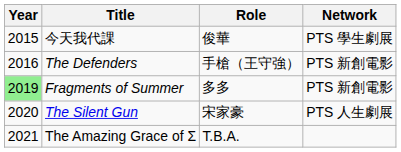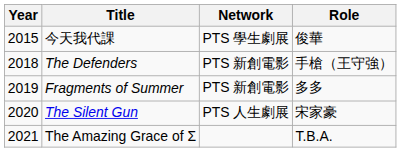columns swapped: (251, 15) <-> (350, 15)
(23, 63) 2016 -> (23, 63) 2018
(23, 88) lightgreen background -> (23, 88) no background
